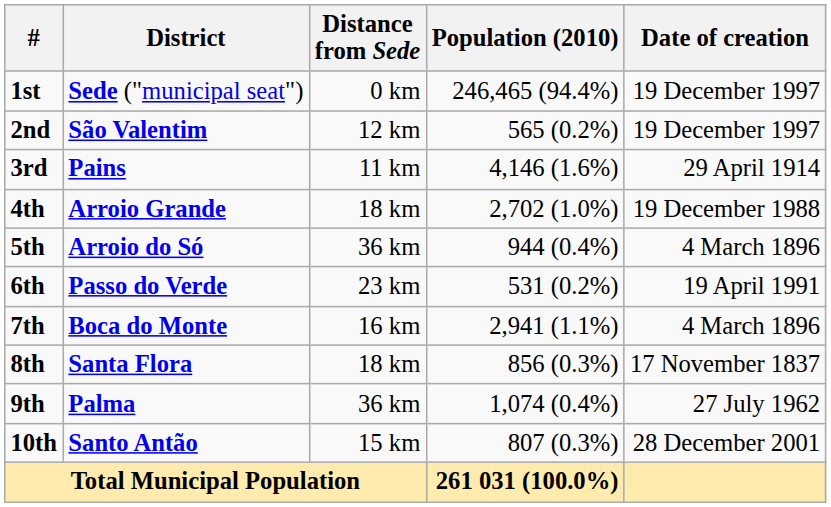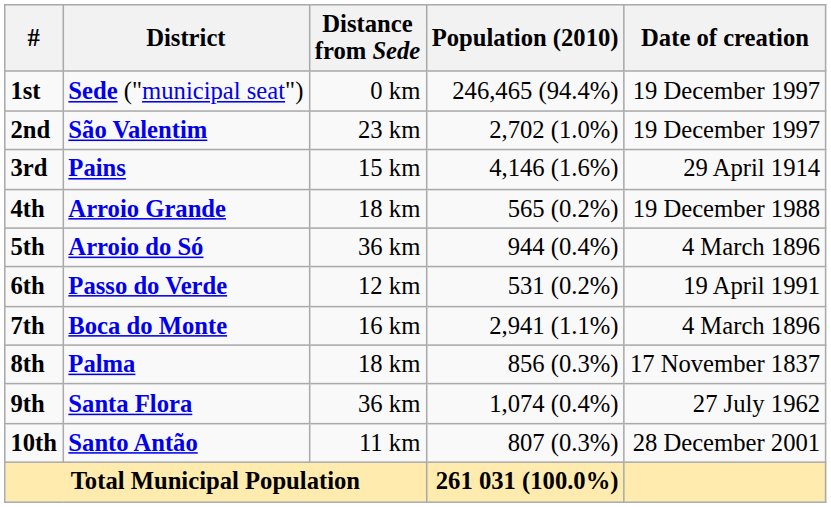(389, 129) 12 km -> (389, 129) 23 km
(563, 129) 565 (0.2%) -> (554, 129) 2,702 (1.0%)
(390, 168) 11 km -> (389, 168) 15 km
(554, 208) 2,702 (1.0%) -> (563, 208) 565 (0.2%)
(389, 286) 23 km -> (389, 286) 12 km
(130, 364) Santa Flora -> (102, 364) Palma
(102, 403) Palma -> (130, 403) Santa Flora
(389, 442) 15 km -> (390, 442) 11 km
